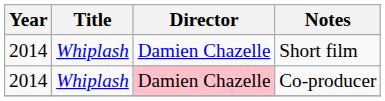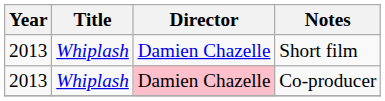(28, 50) 2014 -> (28, 50) 2013
(28, 80) 2014 -> (28, 80) 2013
